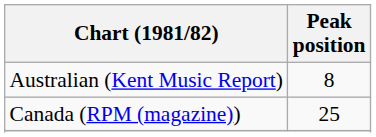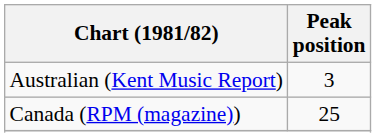(329, 79) 8 -> (329, 79) 3
